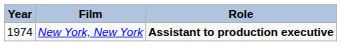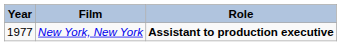(20, 32) 1974 -> (20, 32) 1977
